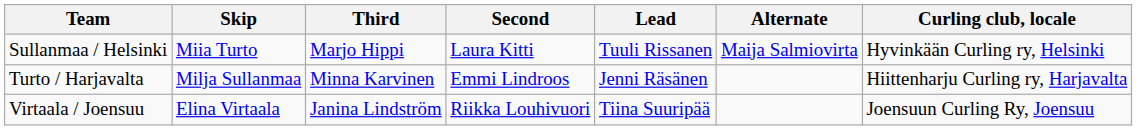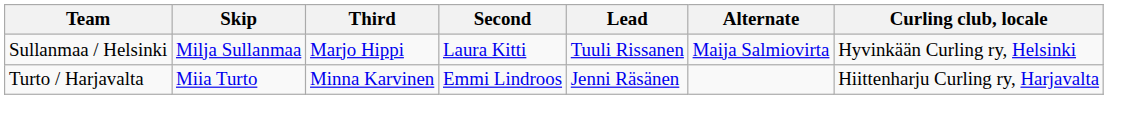(217, 49) Miia Turto -> (239, 49) Milja Sullanmaa
(239, 79) Milja Sullanmaa -> (217, 79) Miia Turto
- row: (77, 109)
